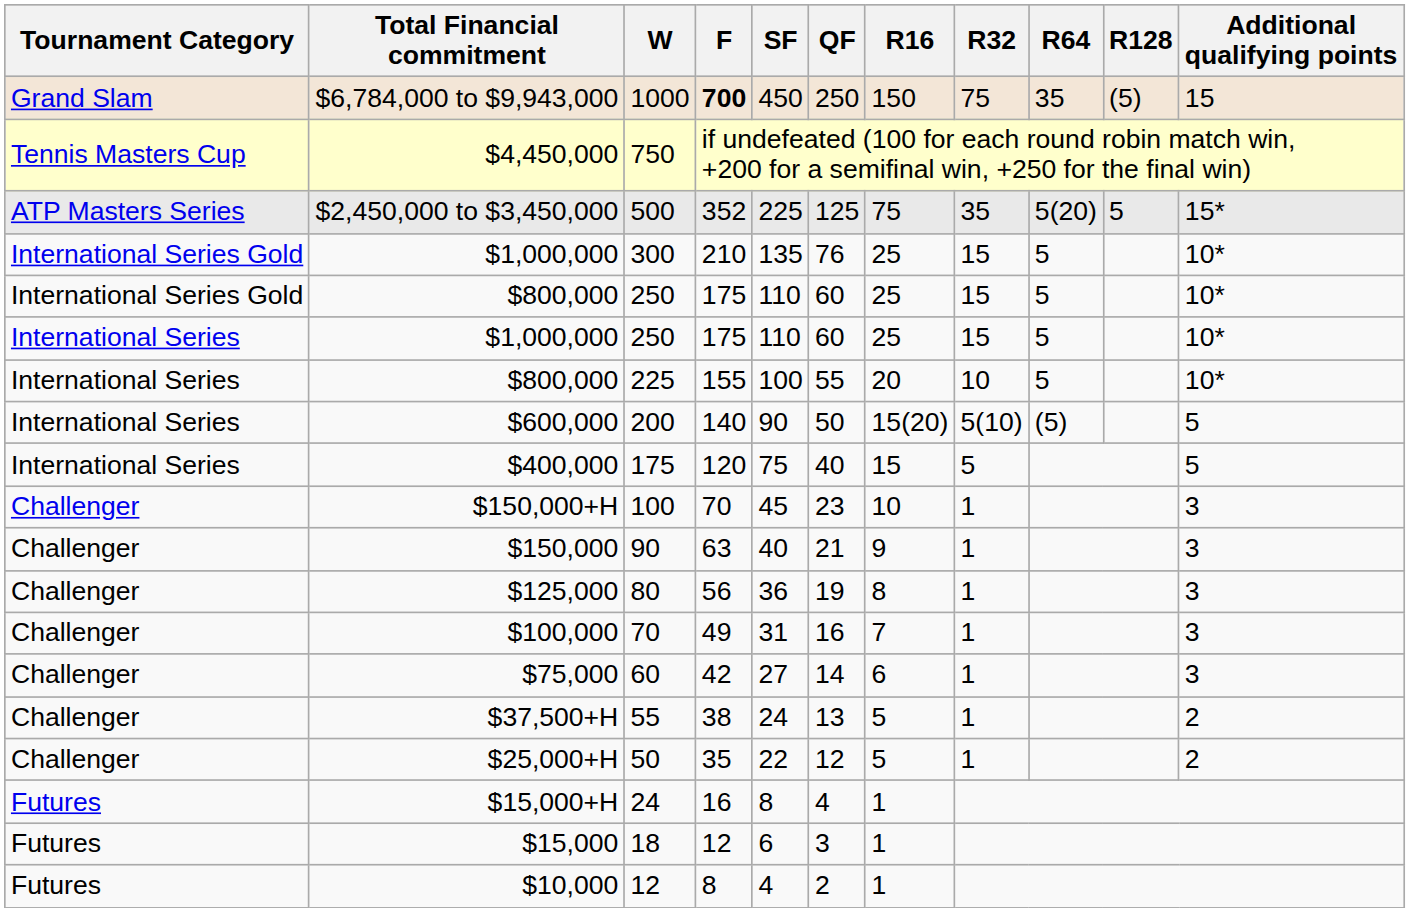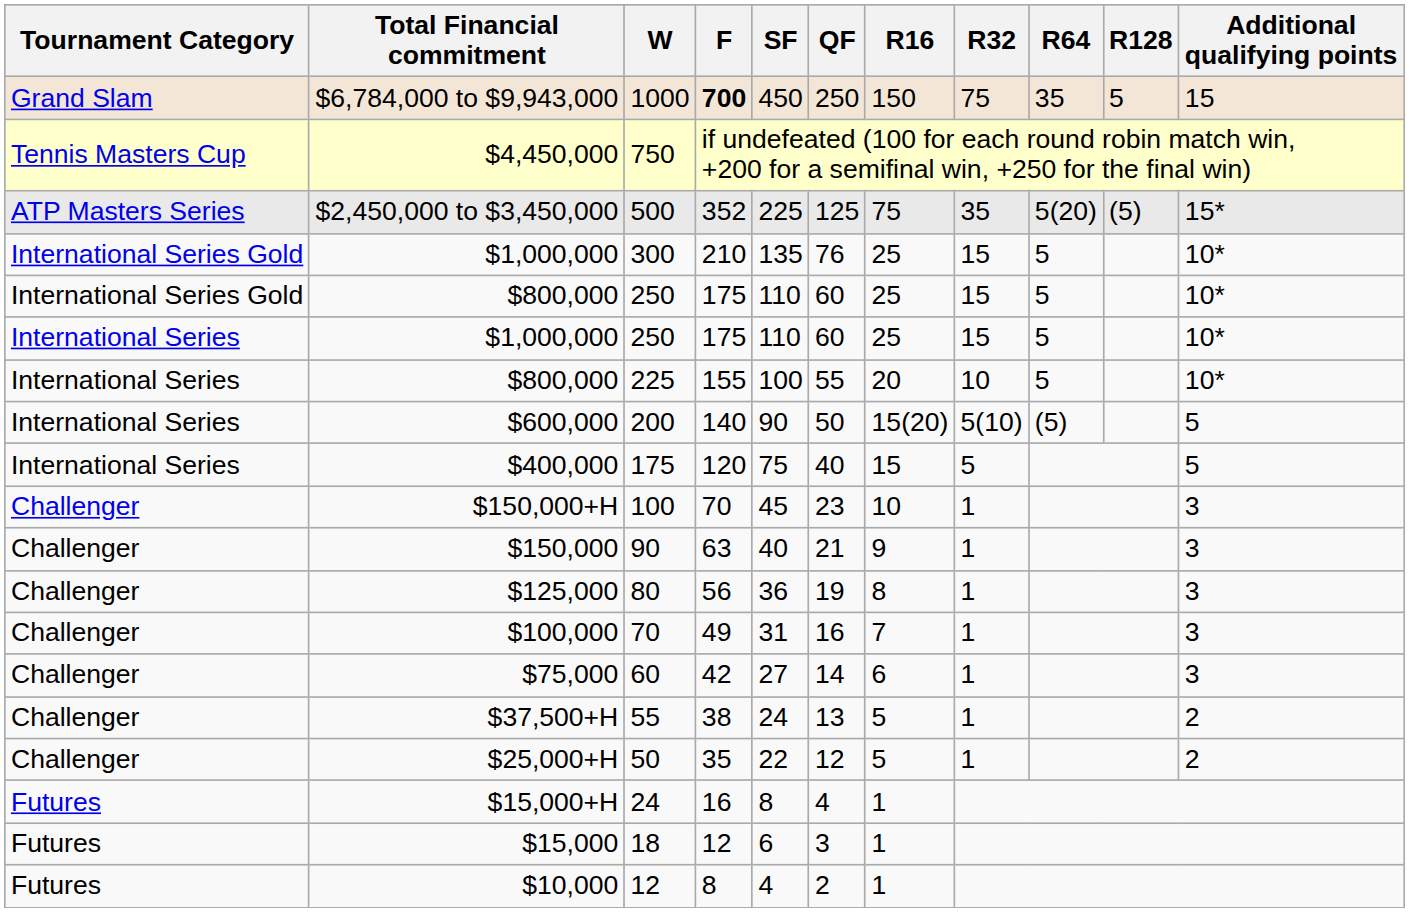(1125, 97) (5) -> (1117, 97) 5
(1117, 211) 5 -> (1125, 211) (5)
